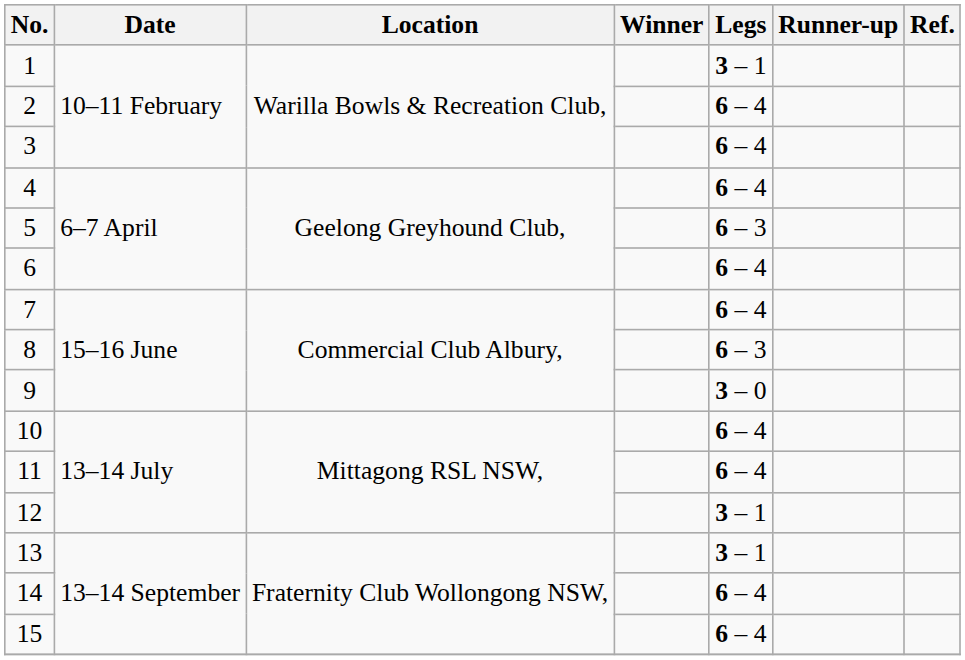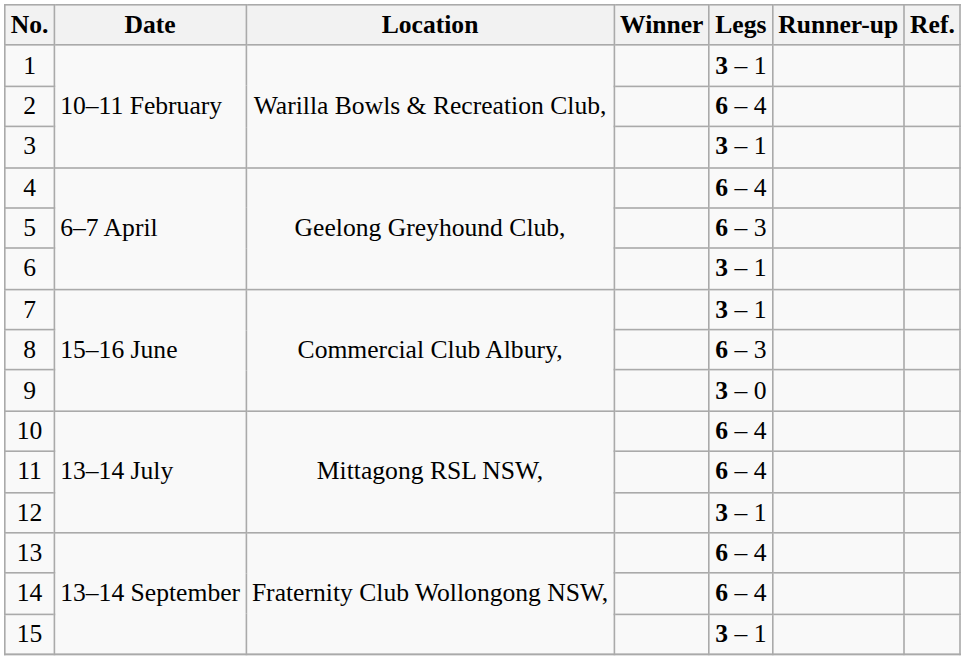(741, 146) 6 – 4 -> (741, 146) 3 – 1
(741, 268) 6 – 4 -> (741, 268) 3 – 1
(741, 308) 6 – 4 -> (741, 308) 3 – 1
(741, 552) 3 – 1 -> (741, 552) 6 – 4
(741, 633) 6 – 4 -> (741, 633) 3 – 1
